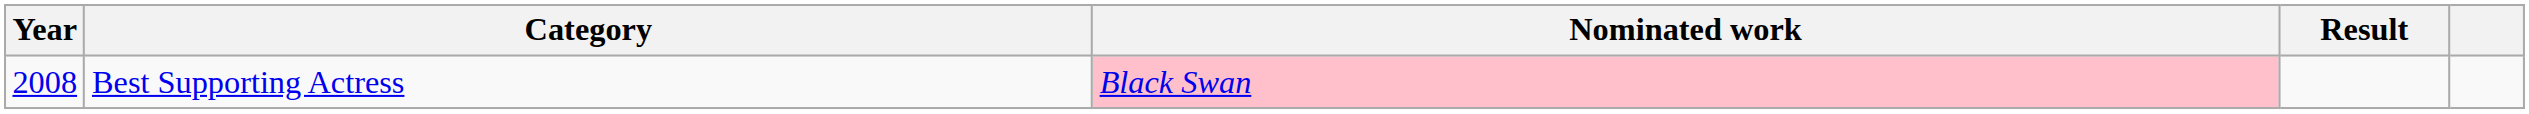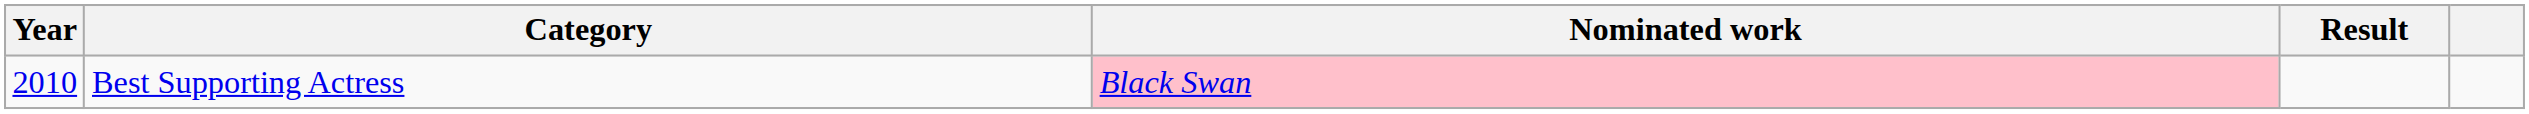(45, 81) 2008 -> (45, 81) 2010
